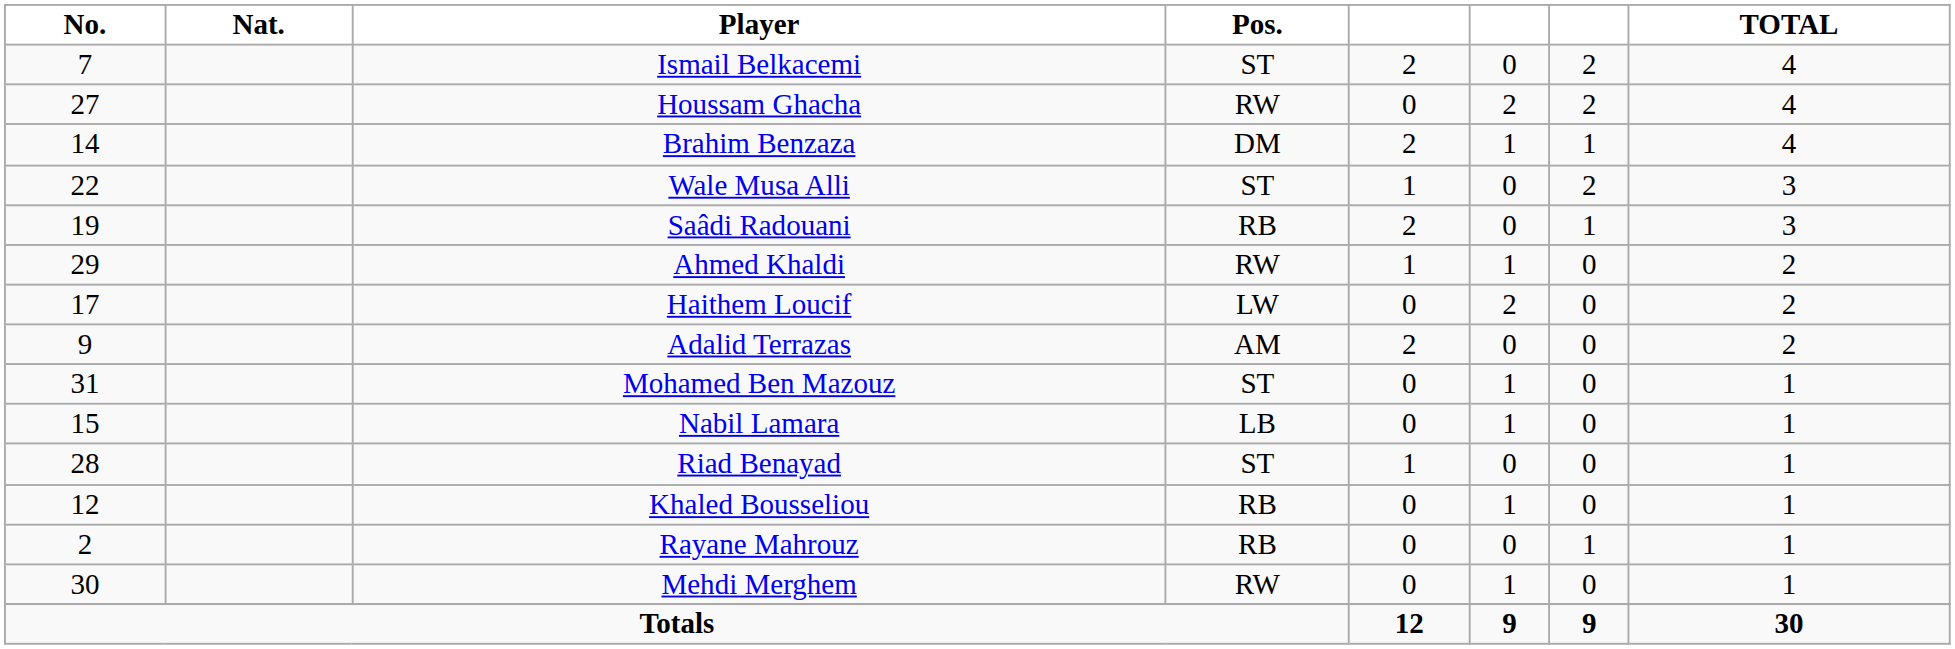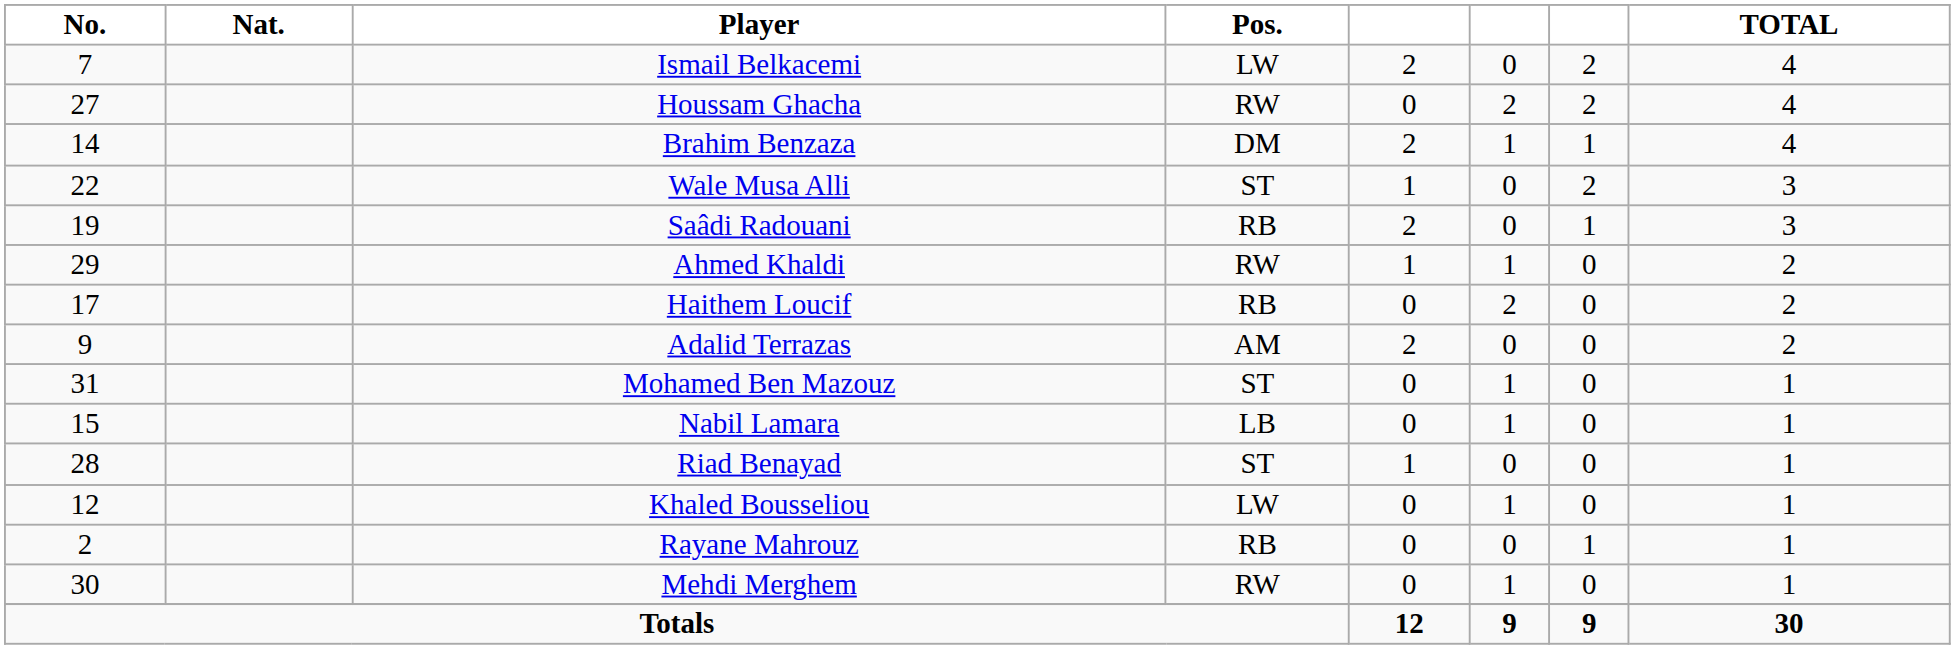(1257, 64) ST -> (1257, 64) LW
(1257, 304) LW -> (1257, 304) RB
(1257, 503) RB -> (1257, 503) LW
